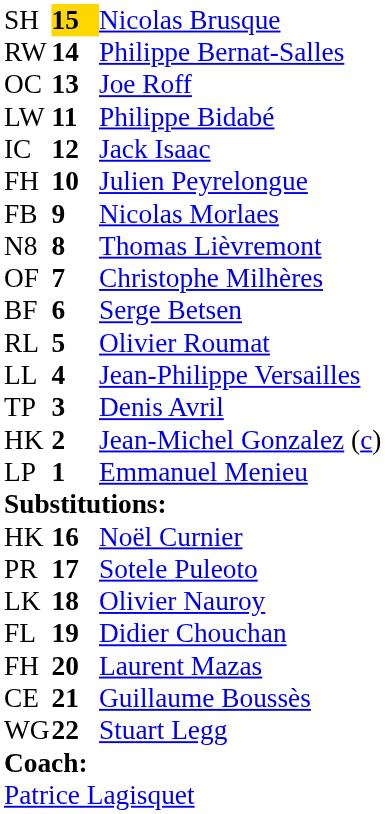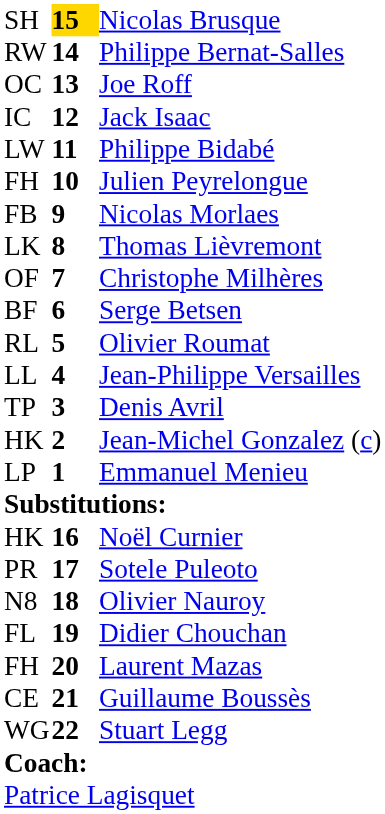rows swapped: (155, 148) <-> (187, 116)
(21, 245) N8 -> (22, 245) LK
(22, 601) LK -> (21, 601) N8
